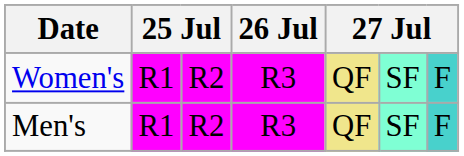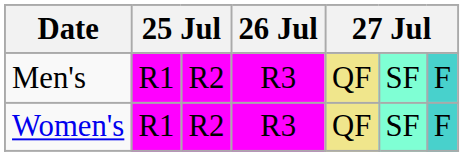rows swapped: (49, 126) <-> (68, 77)
